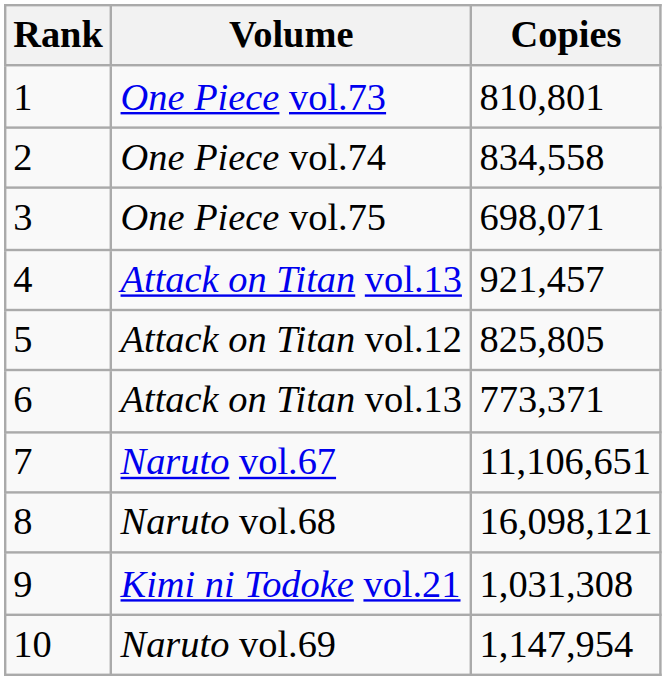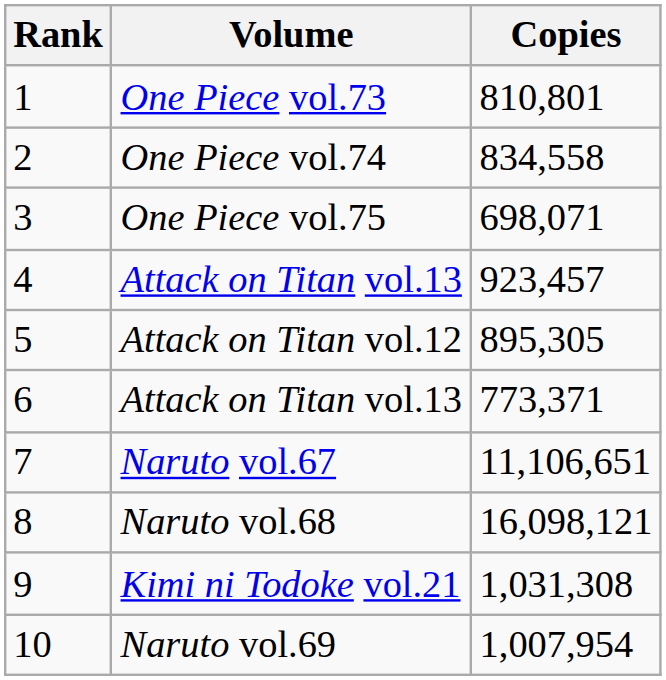(542, 278) 921,457 -> (542, 278) 923,457
(542, 339) 825,805 -> (542, 339) 895,305
(556, 643) 1,147,954 -> (556, 643) 1,007,954
